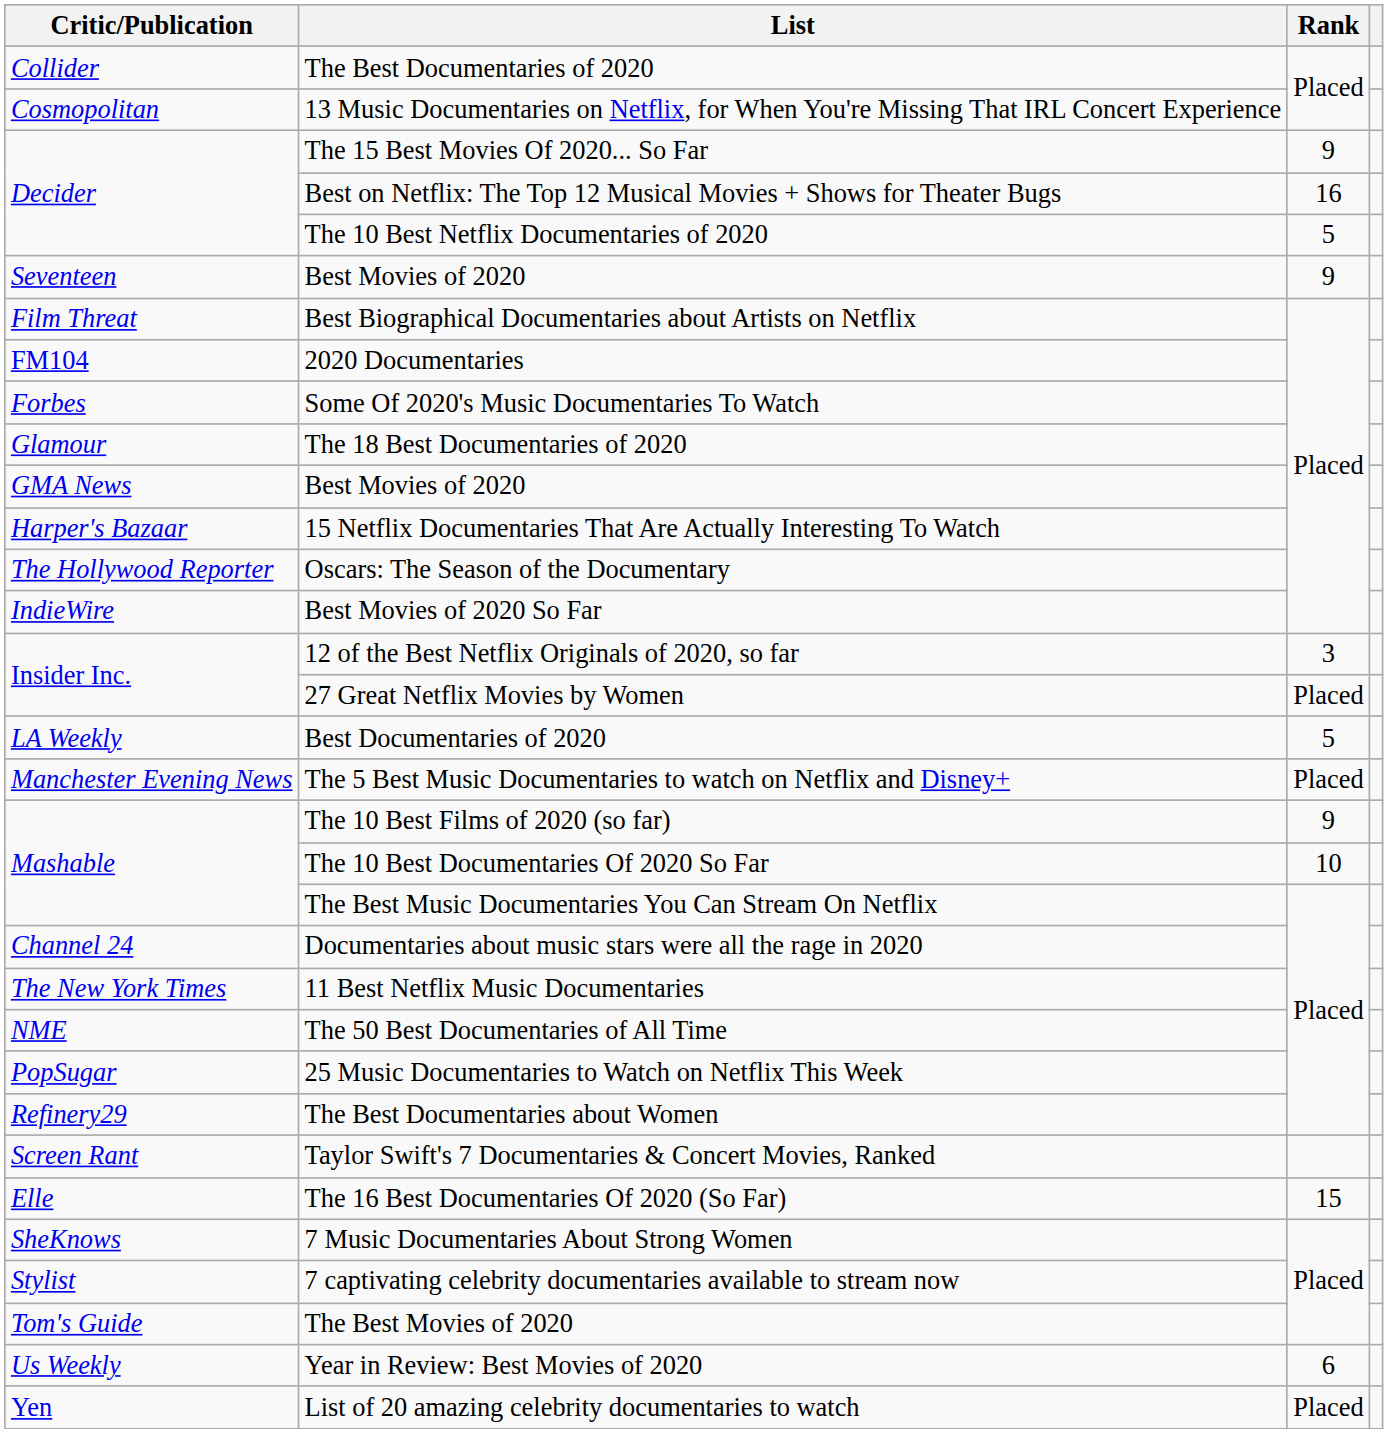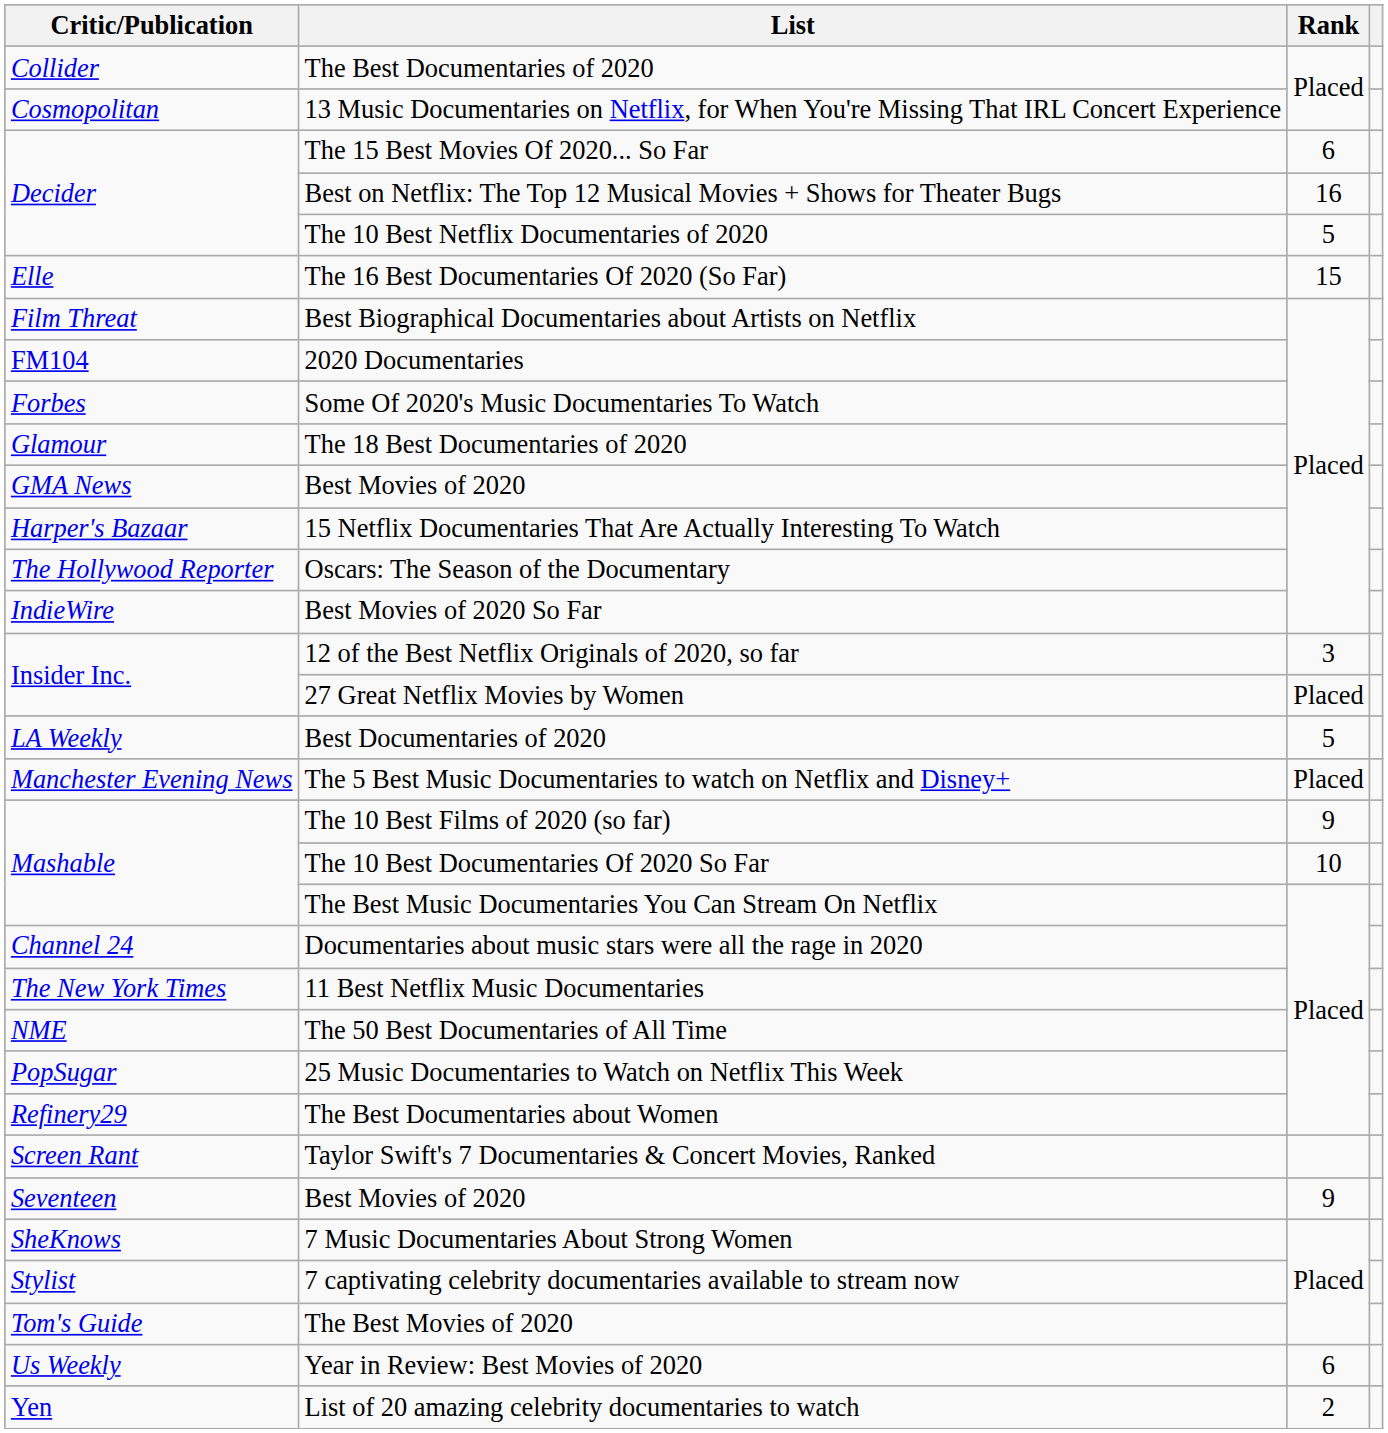(1328, 151) 9 -> (1328, 151) 6
rows swapped: (32, 1197) <-> (64, 276)
(1328, 1407) Placed -> (1328, 1407) 2
